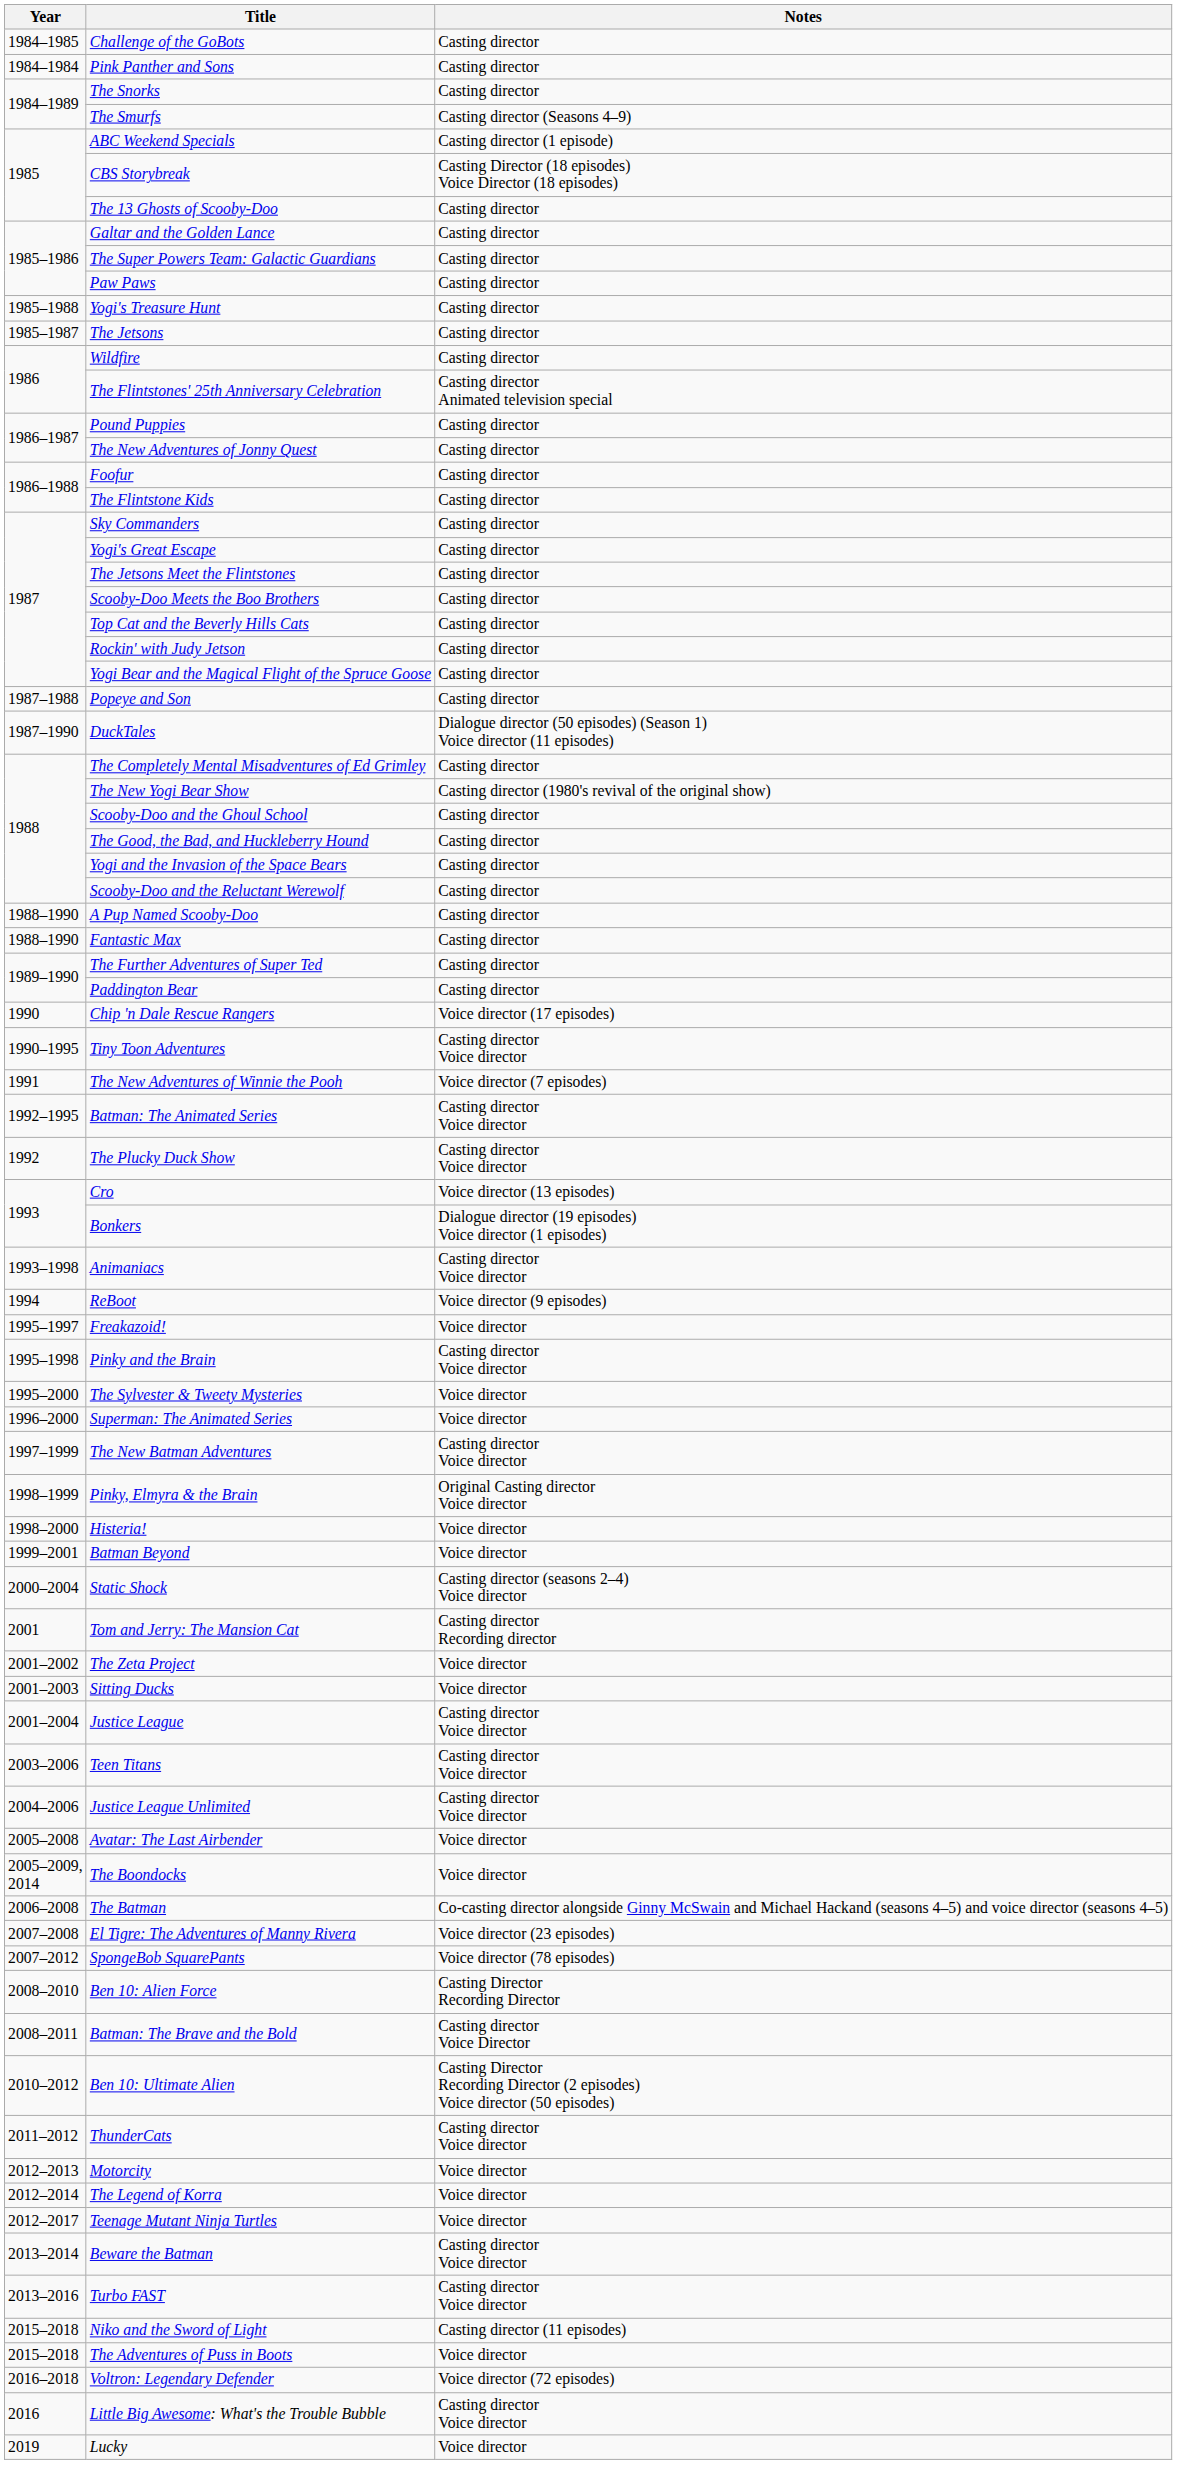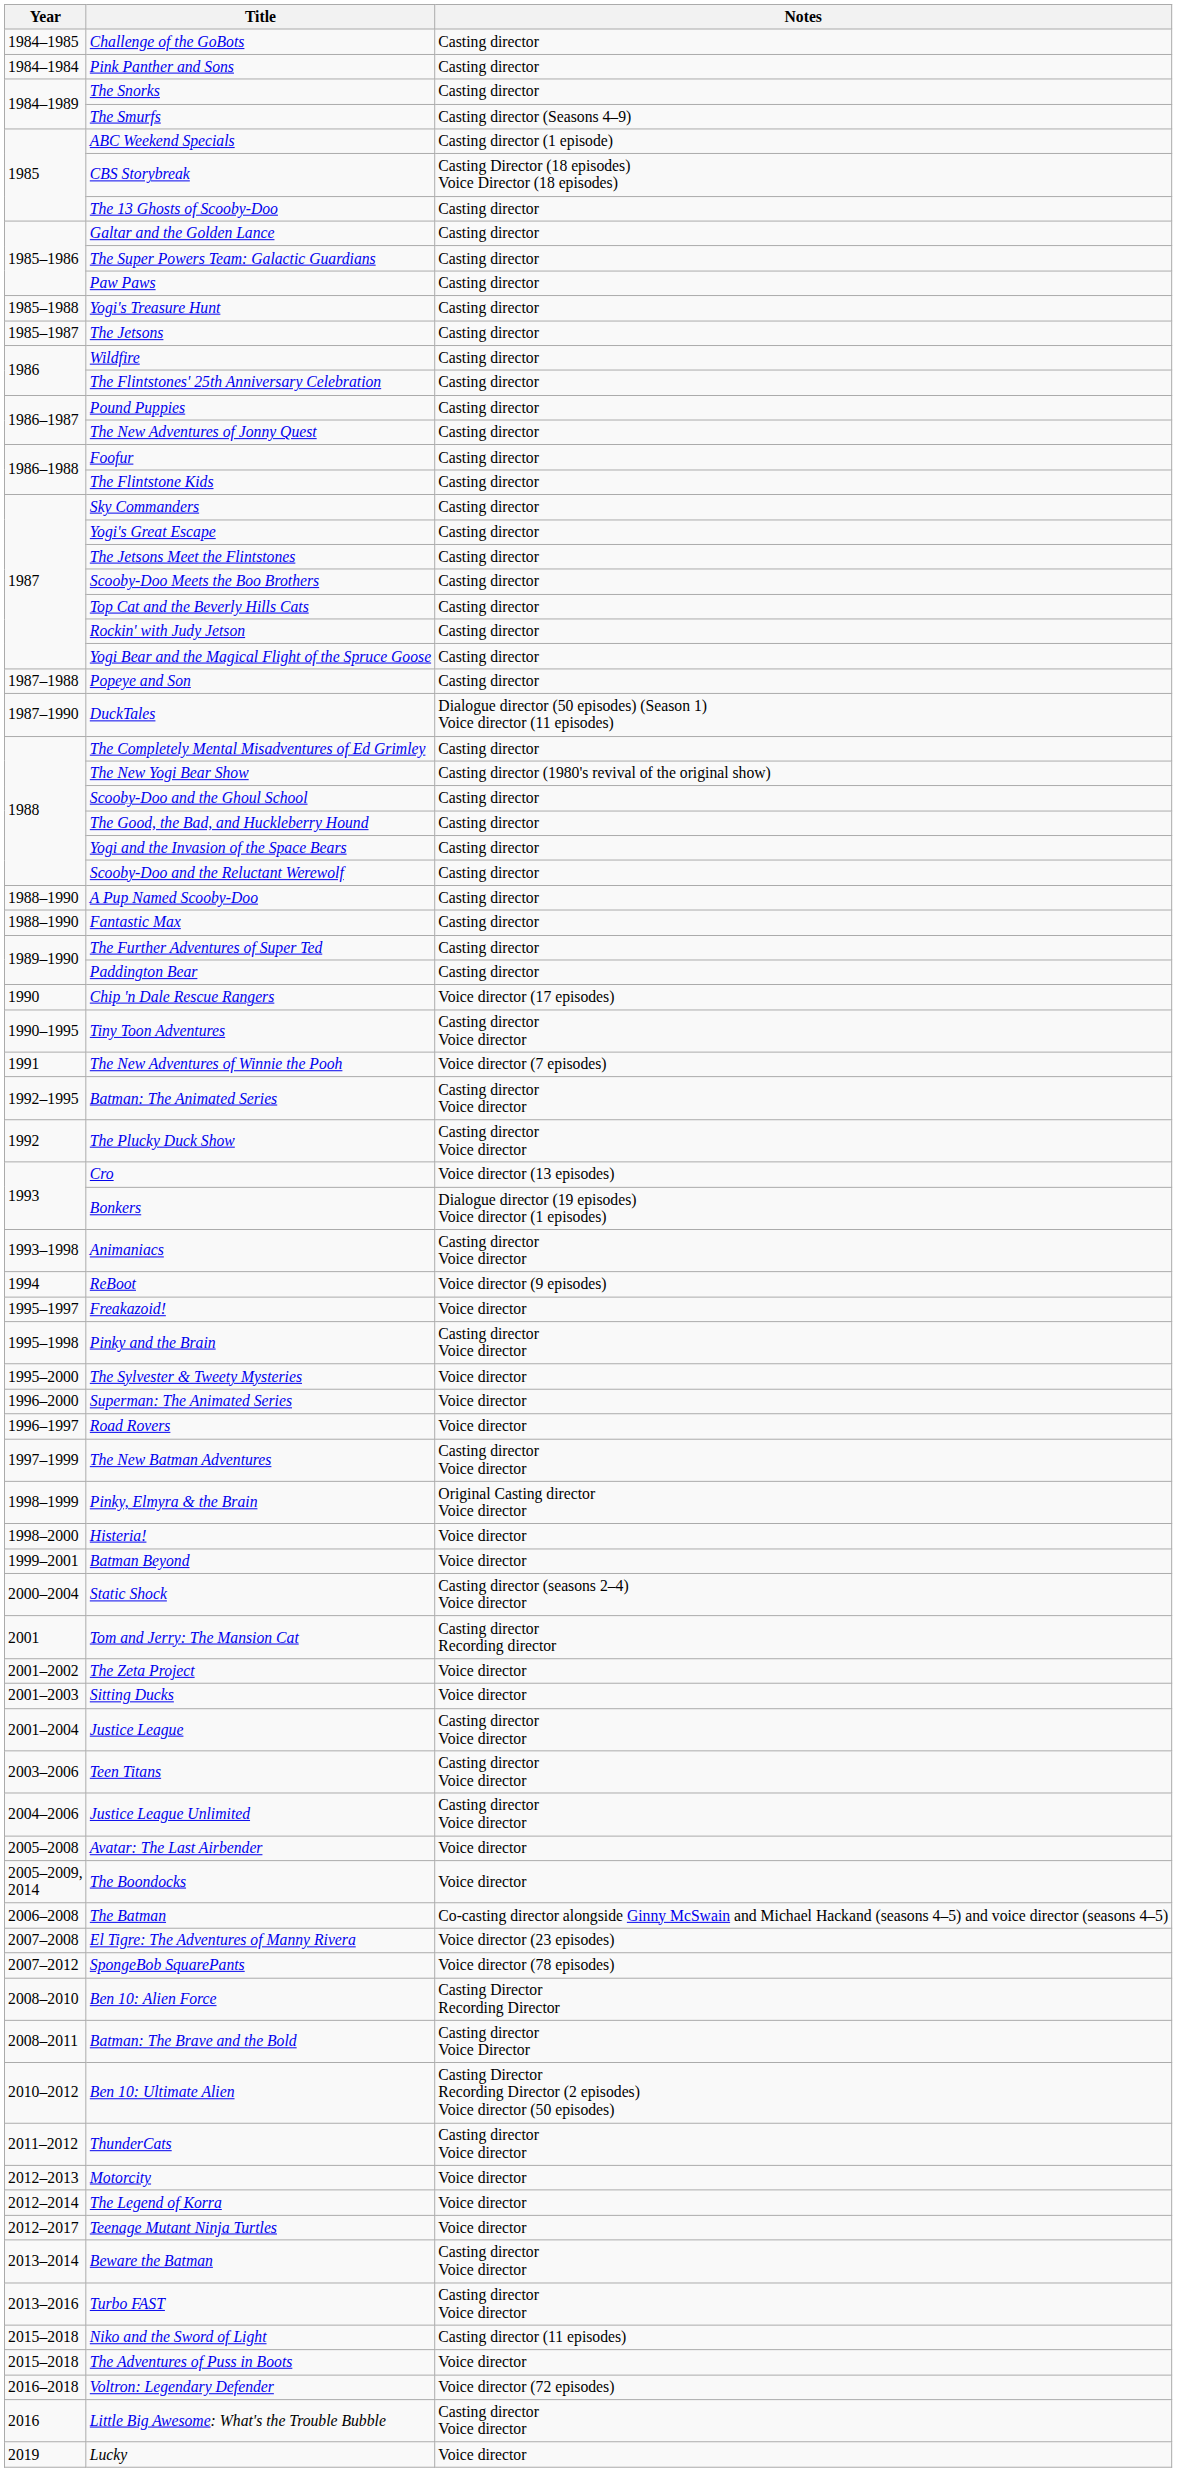(525, 391) Casting director Animated television special -> (489, 382) Casting director
+ row: (130, 1426)
